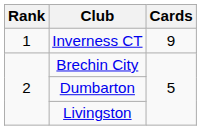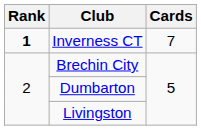(27, 40) normal -> (27, 40) bold
(171, 40) 9 -> (171, 40) 7
